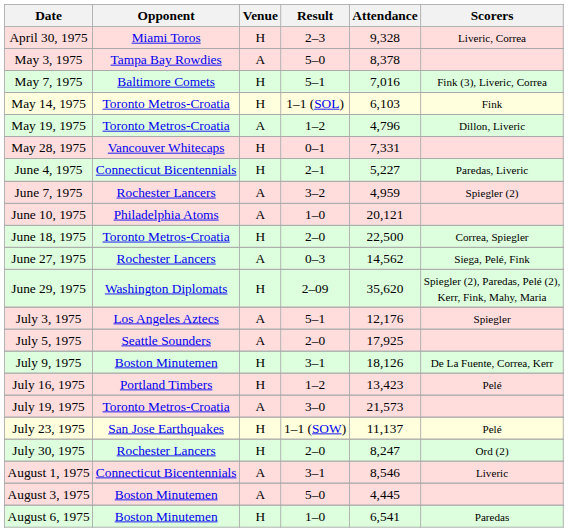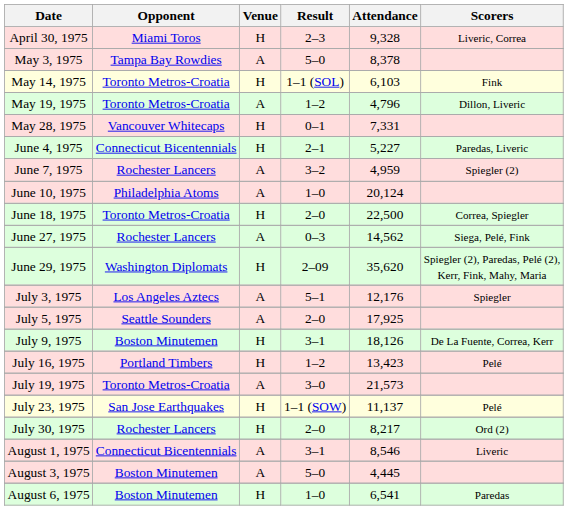- row: (49, 81)
(385, 214) 20,121 -> (385, 192) 20,124
(385, 450) 8,247 -> (385, 428) 8,217
